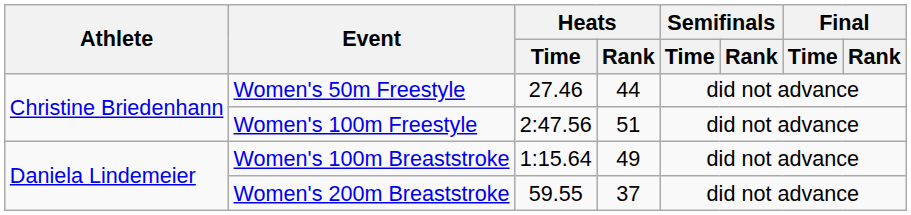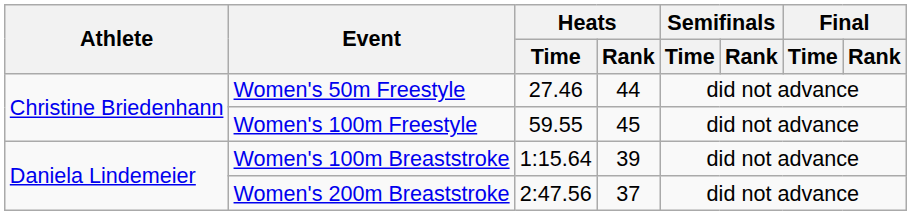(556, 125) 2:47.56 -> (556, 125) 59.55
(628, 125) 51 -> (628, 125) 45
(628, 159) 49 -> (628, 159) 39
(556, 193) 59.55 -> (556, 193) 2:47.56
